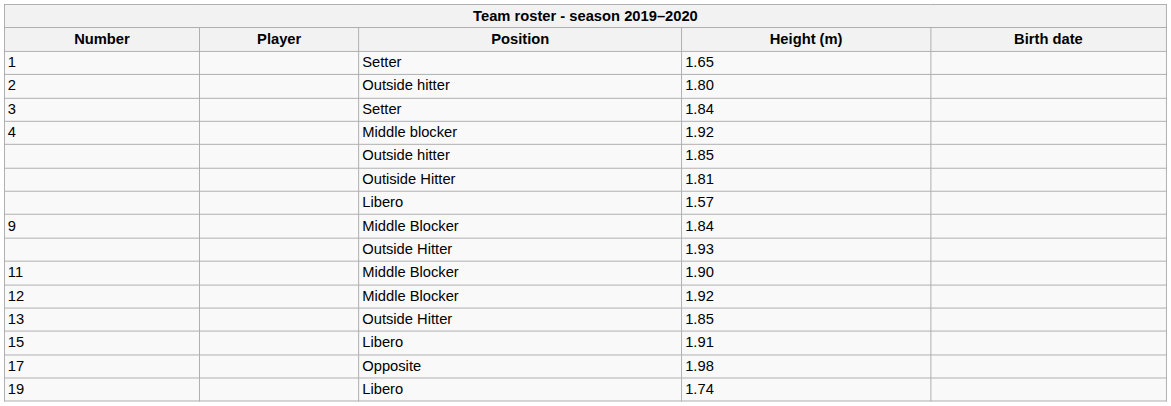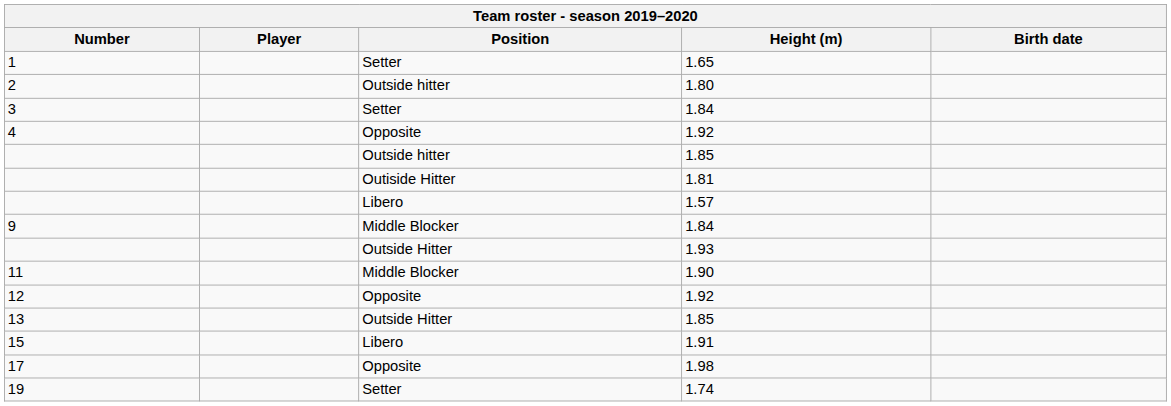(410, 132) Middle blocker -> (392, 132) Opposite
(411, 296) Middle Blocker -> (392, 296) Opposite
(383, 389) Libero -> (382, 389) Setter
